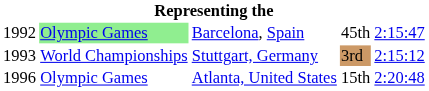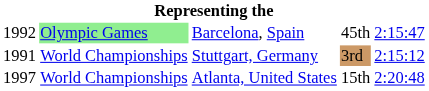(20, 55) 1993 -> (20, 55) 1991
(20, 78) 1996 -> (20, 78) 1997
(94, 78) Olympic Games -> (114, 78) World Championships
